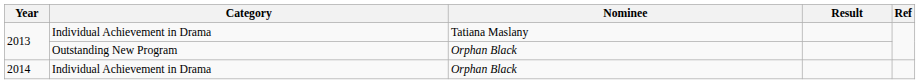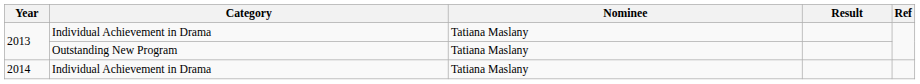(484, 50) Orphan Black -> (490, 50) Tatiana Maslany
(484, 69) Orphan Black -> (490, 69) Tatiana Maslany
